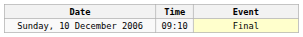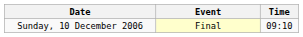columns swapped: (175, 11) <-> (246, 11)
